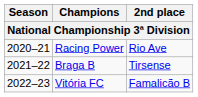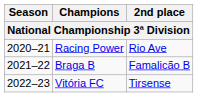(150, 65) Tirsense -> (159, 65) Famalicão B
(159, 83) Famalicão B -> (150, 83) Tirsense
